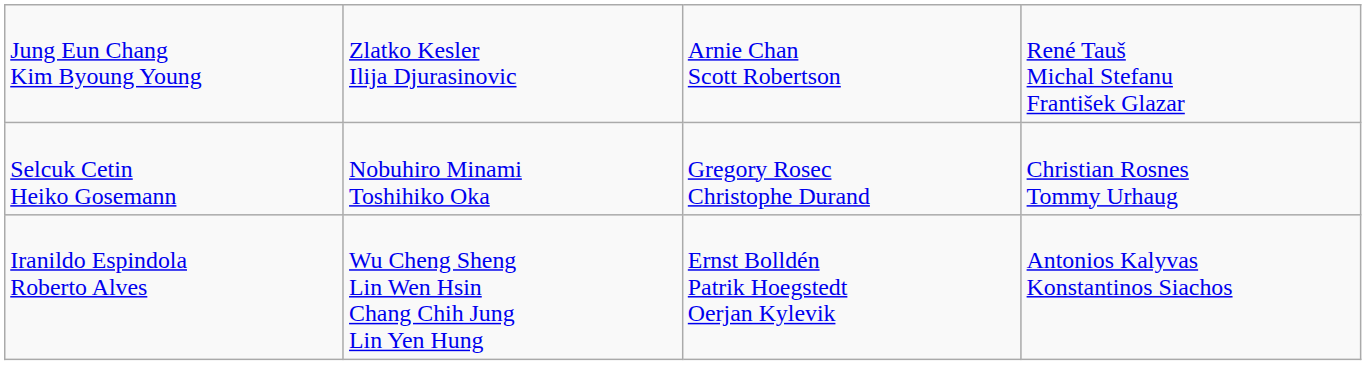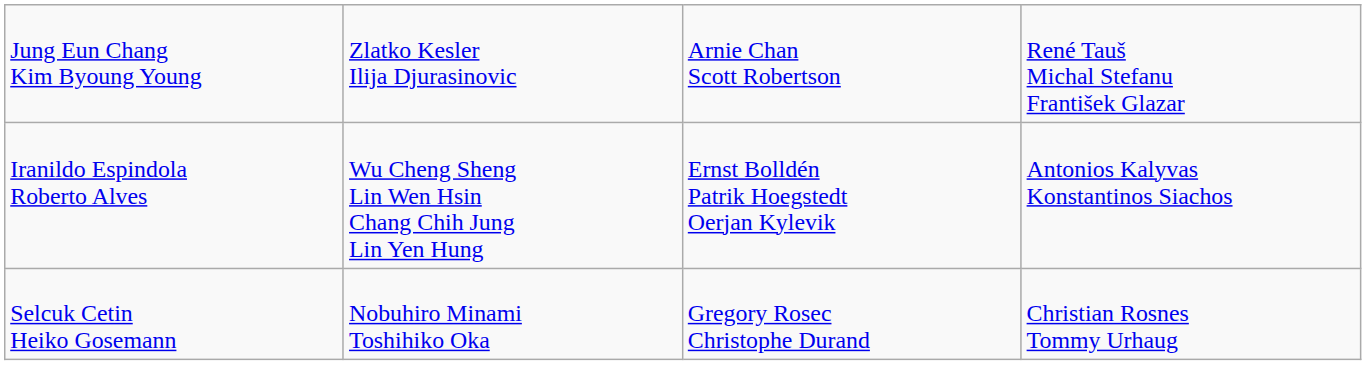rows swapped: (93, 181) <-> (99, 273)
